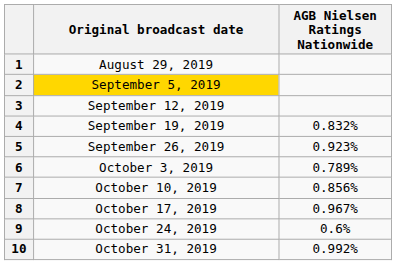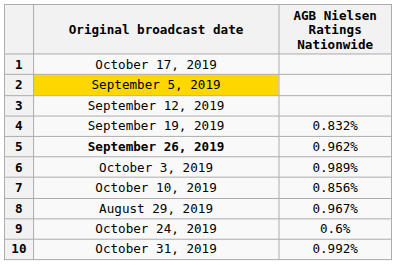(156, 64) August 29, 2019 -> (156, 64) October 17, 2019
(156, 147) normal -> (156, 147) bold
(335, 147) 0.923% -> (335, 147) 0.962%
(335, 167) 0.789% -> (335, 167) 0.989%
(156, 208) October 17, 2019 -> (156, 208) August 29, 2019
